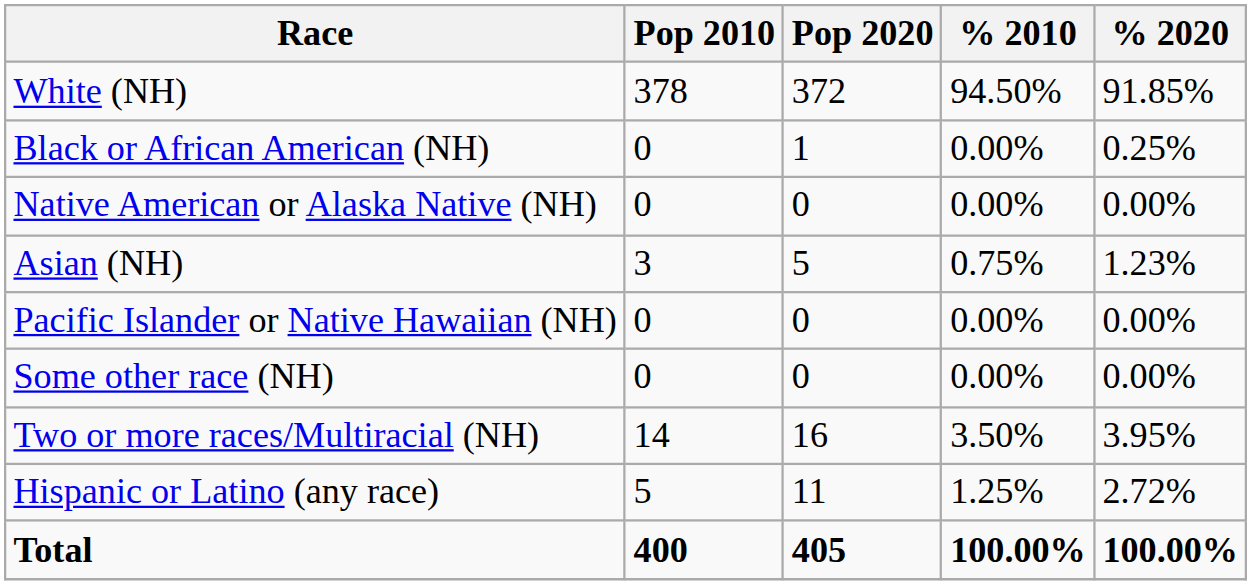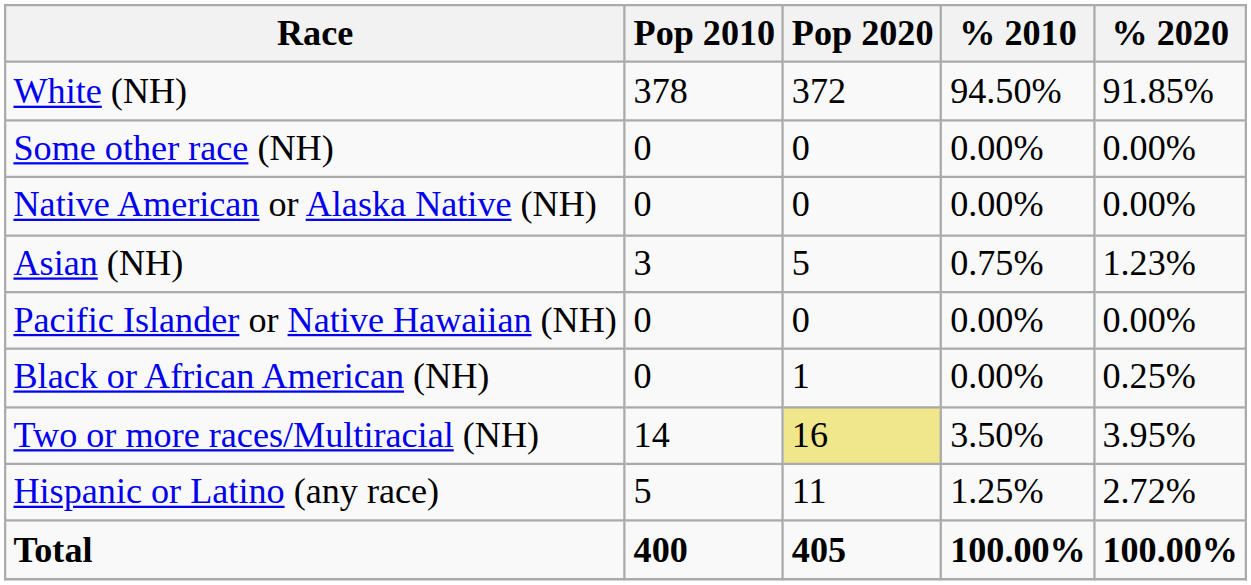rows swapped: (251, 147) <-> (174, 377)
(810, 434) no background -> (810, 434) khaki background
